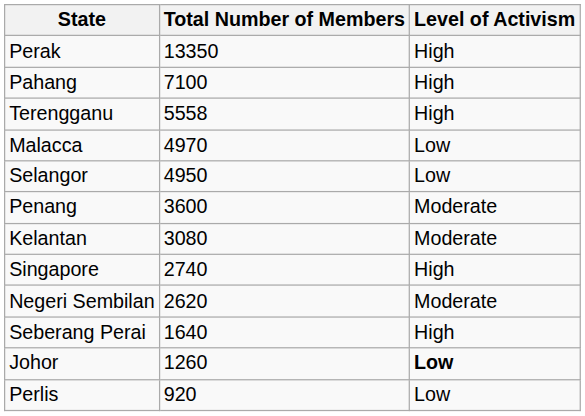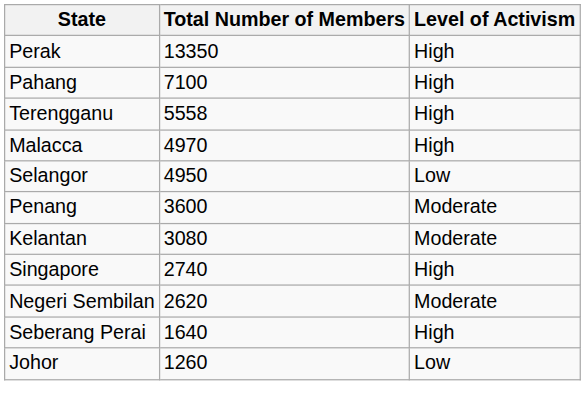(432, 144) Low -> (434, 144) High
(434, 363) bold -> (432, 363) normal
- row: (34, 394)
